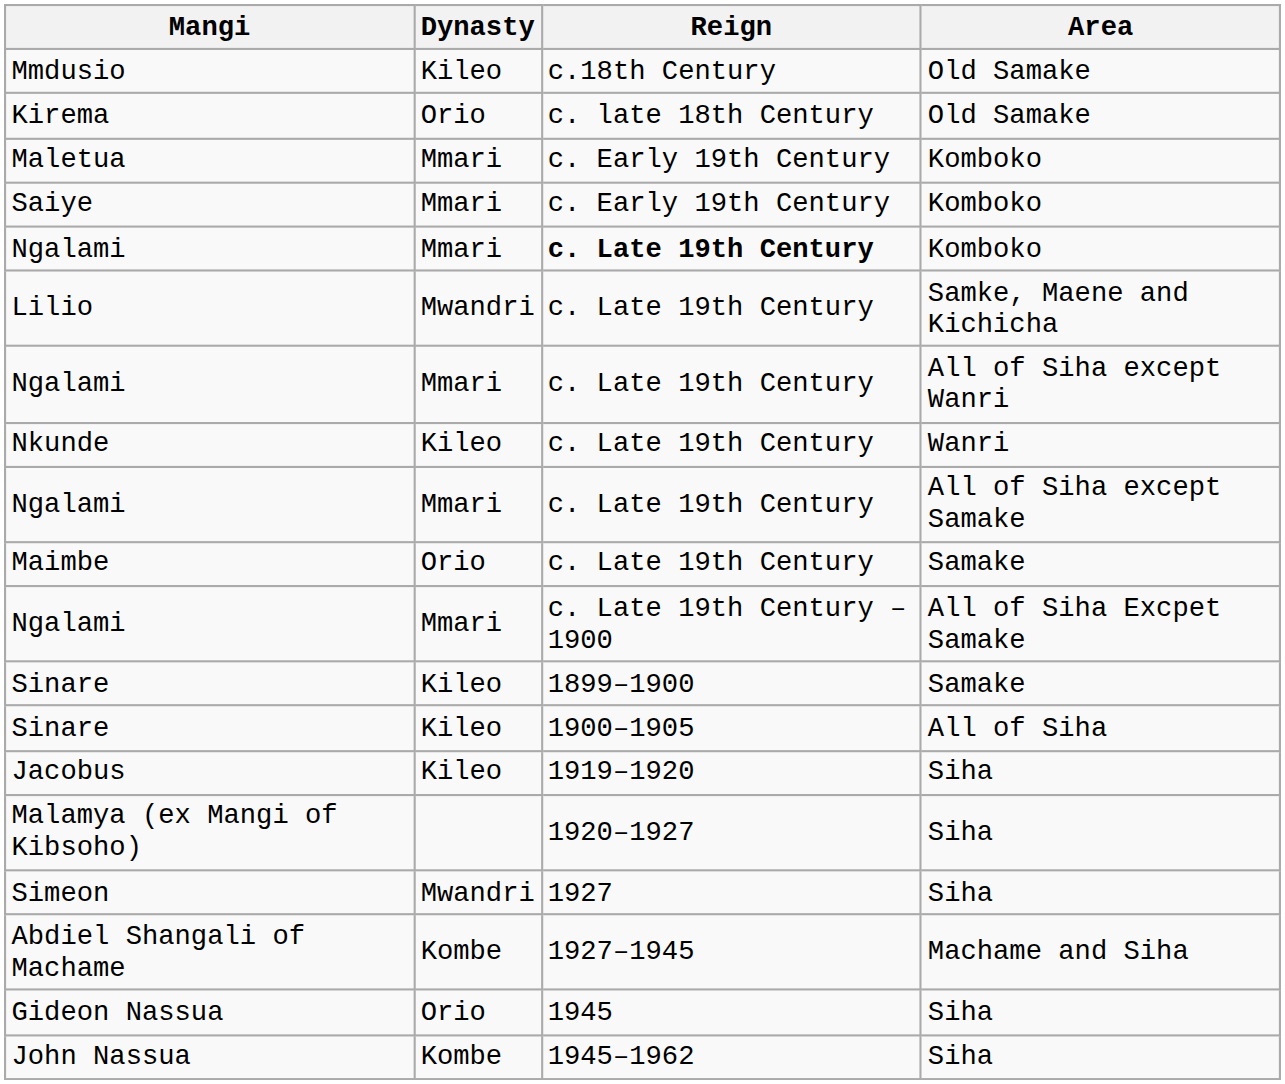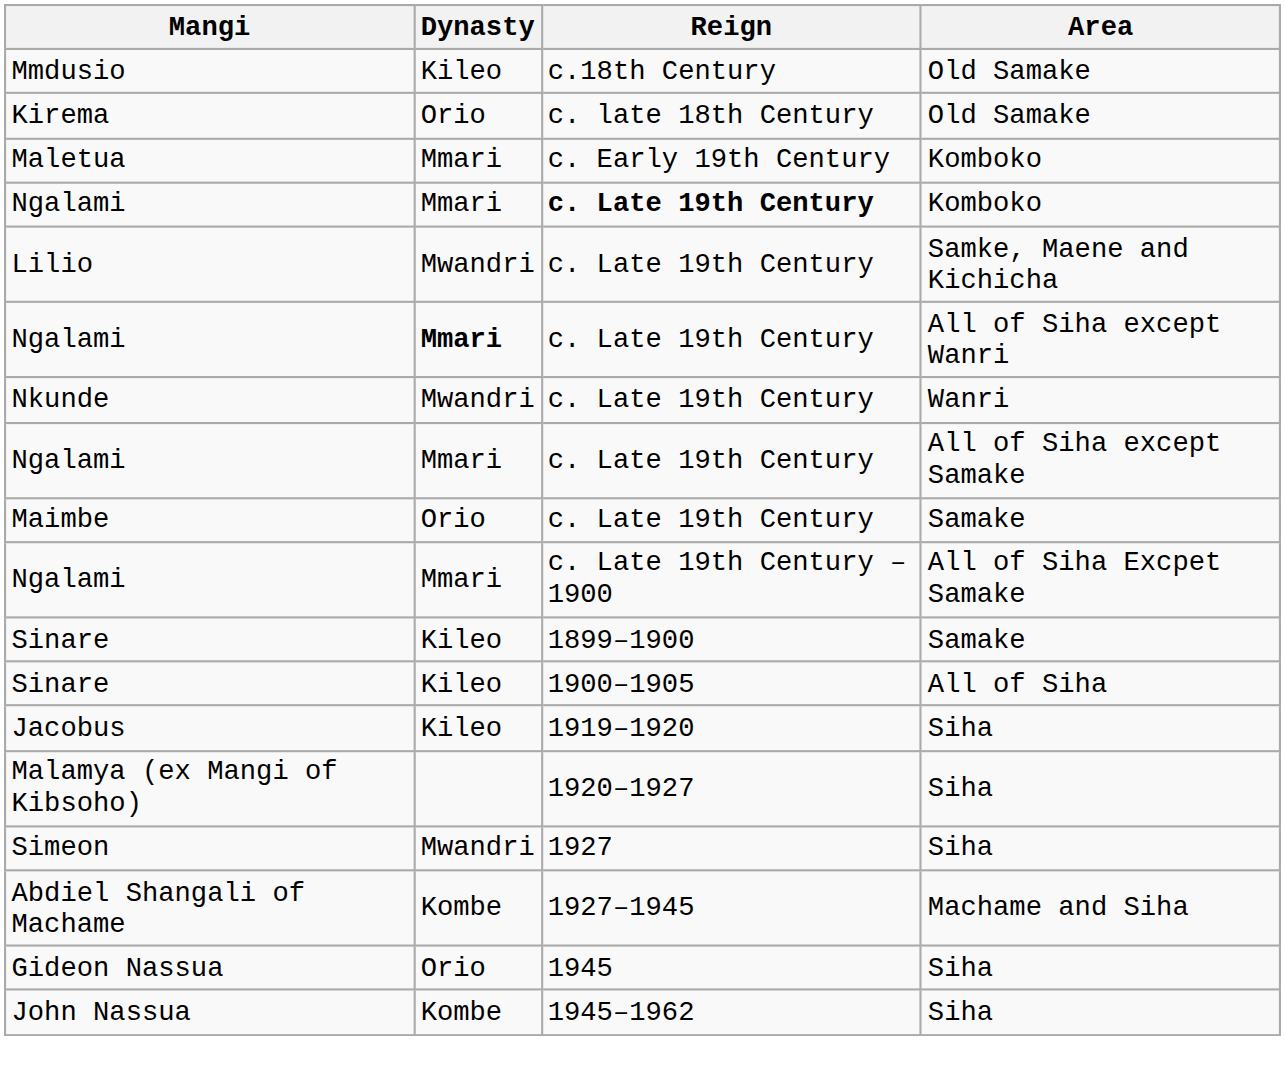- row: (52, 204)
(461, 384) normal -> (461, 340) bold
(461, 444) Kileo -> (478, 400) Mwandri
